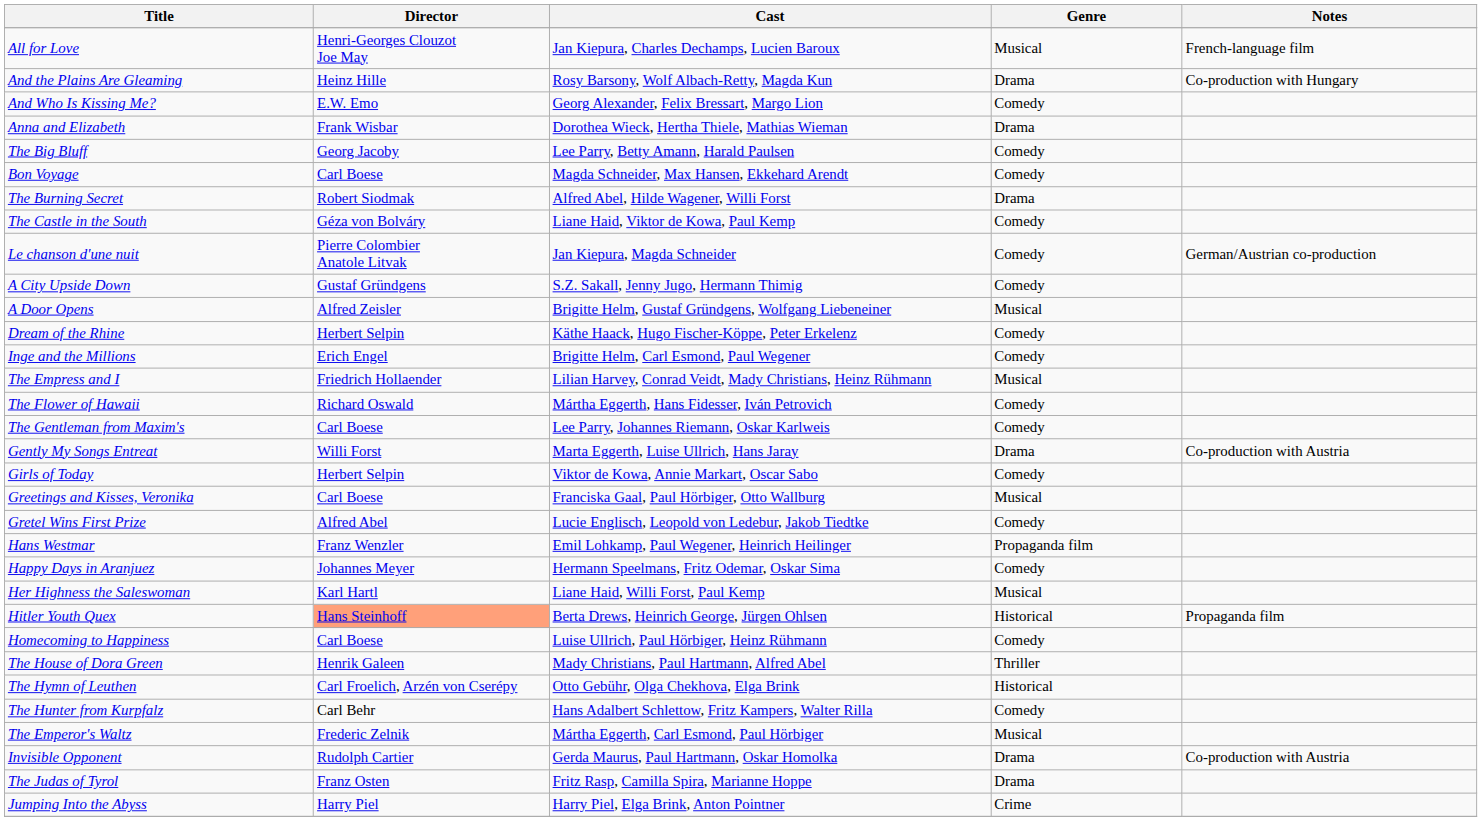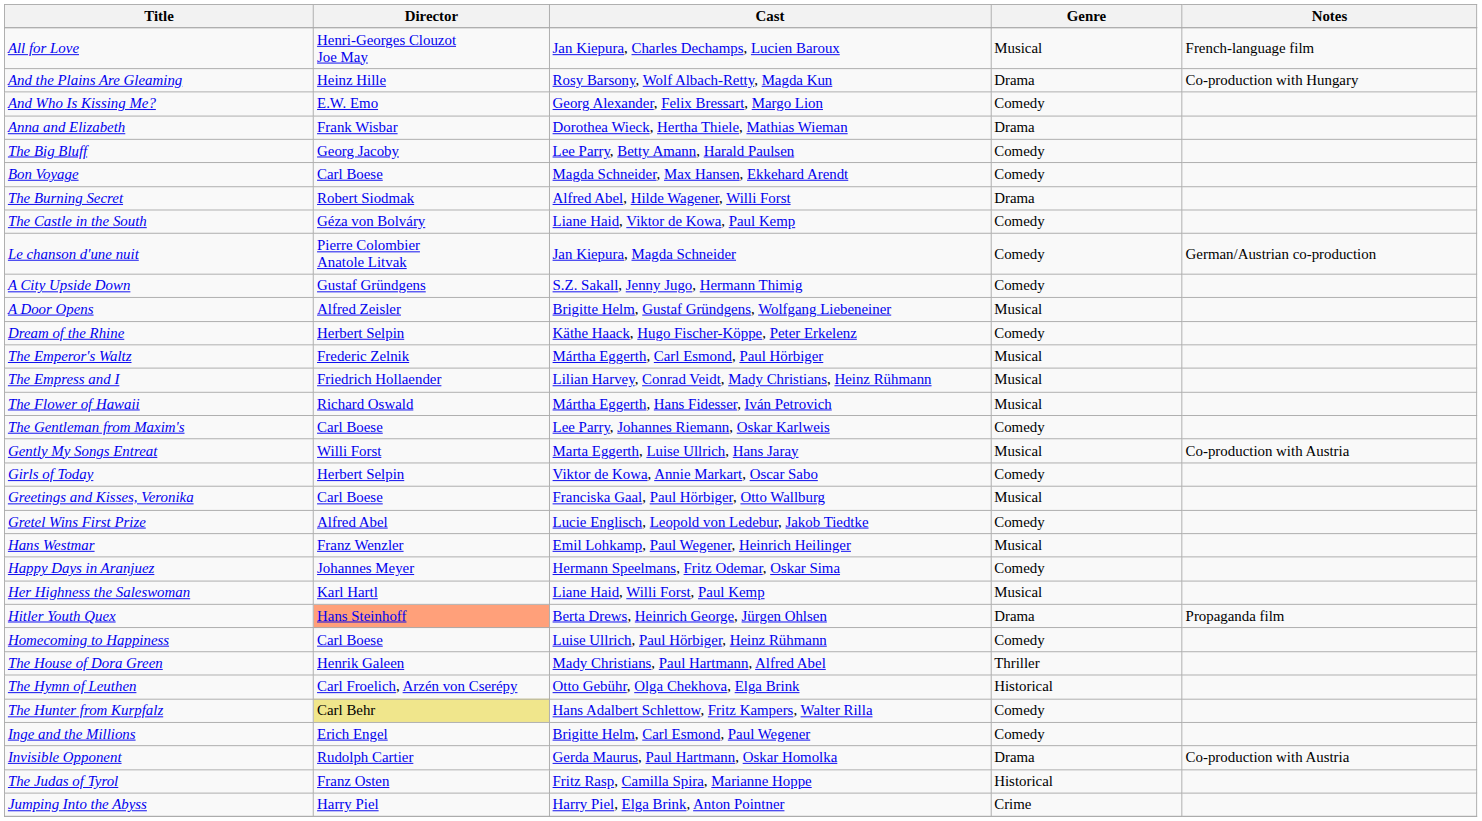rows swapped: (70, 734) <-> (72, 356)
(1019, 403) Comedy -> (1018, 403) Musical
(1014, 450) Drama -> (1018, 450) Musical
(1044, 545) Propaganda film -> (1018, 545) Musical
(1024, 616) Historical -> (1014, 616) Drama
(346, 710) no background -> (346, 710) khaki background
(1014, 781) Drama -> (1024, 781) Historical
